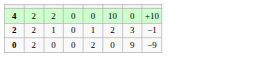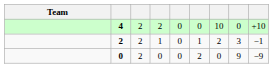+ column: (58, 12)
